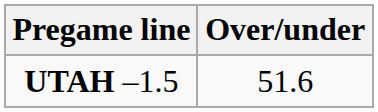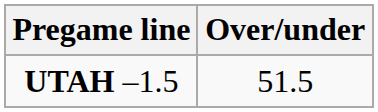(285, 80) 51.6 -> (285, 80) 51.5
